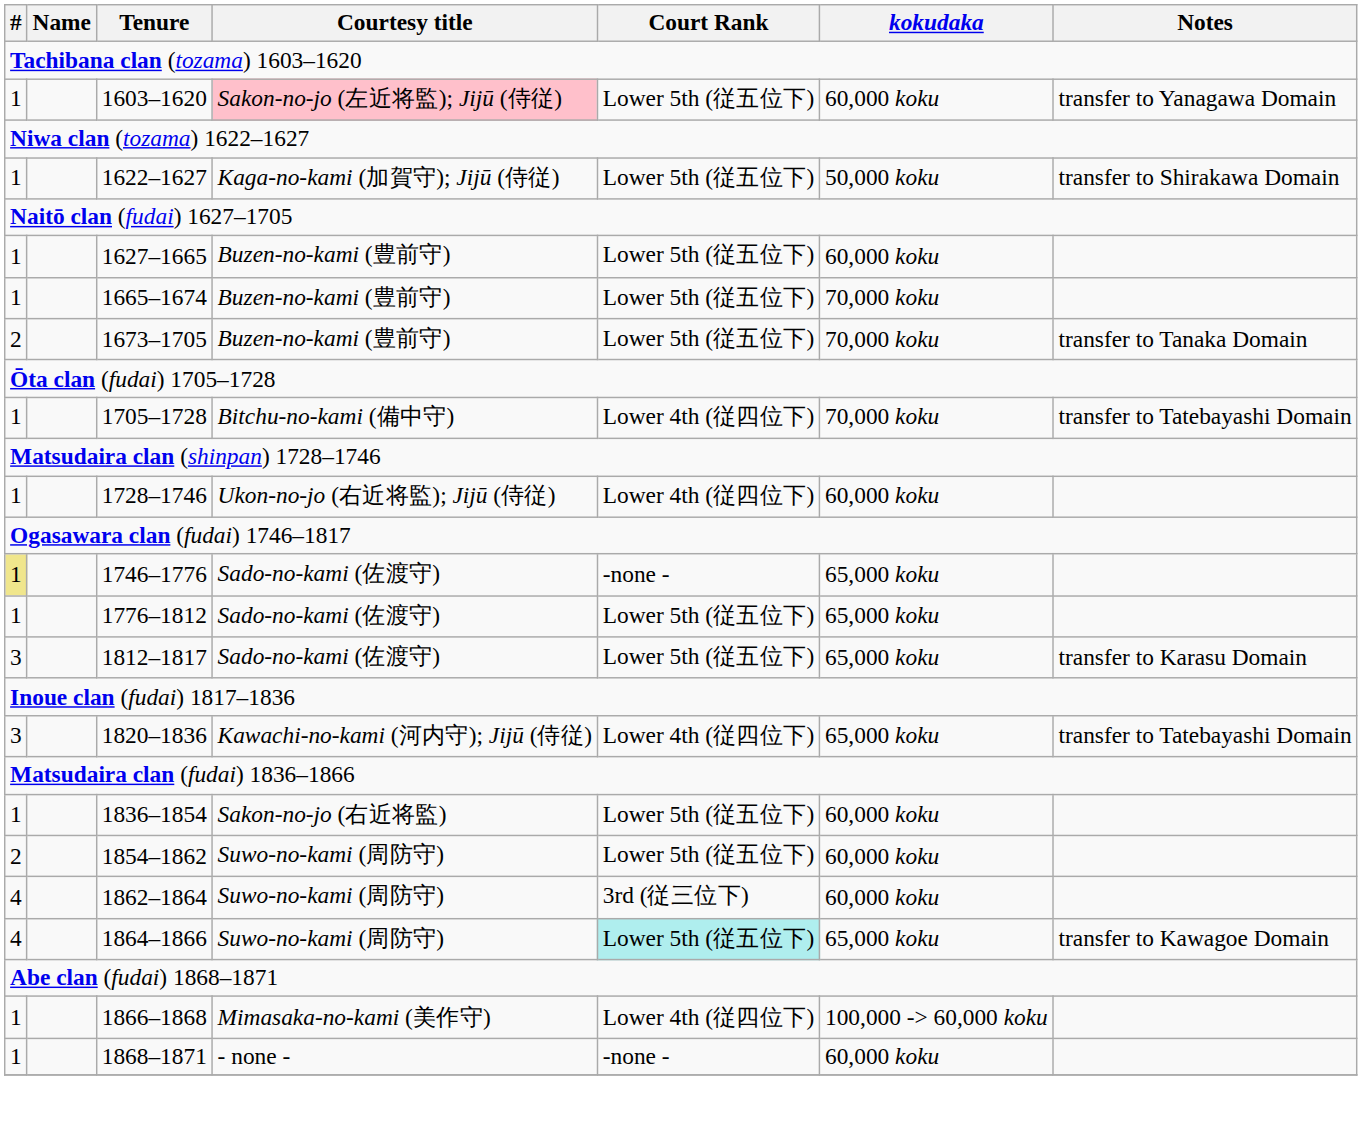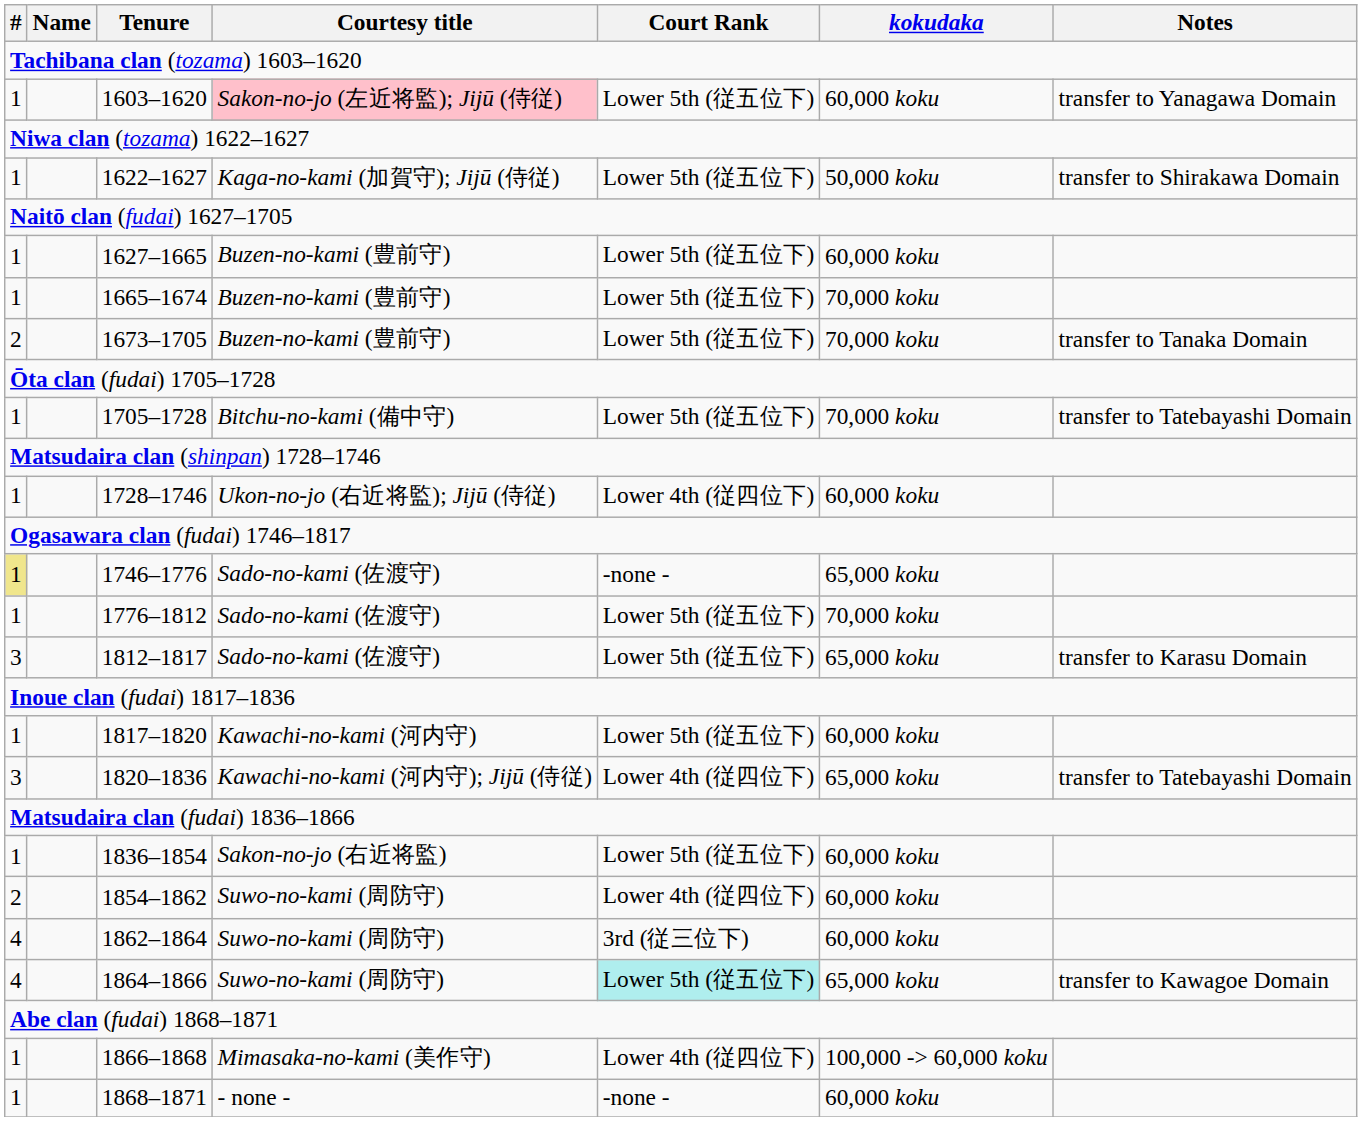(708, 416) Lower 4th (従四位下) -> (708, 416) Lower 5th (従五位下)
(882, 615) 65,000 koku -> (882, 615) 70,000 koku
+ row: (154, 735)
(708, 855) Lower 5th (従五位下) -> (708, 896) Lower 4th (従四位下)
